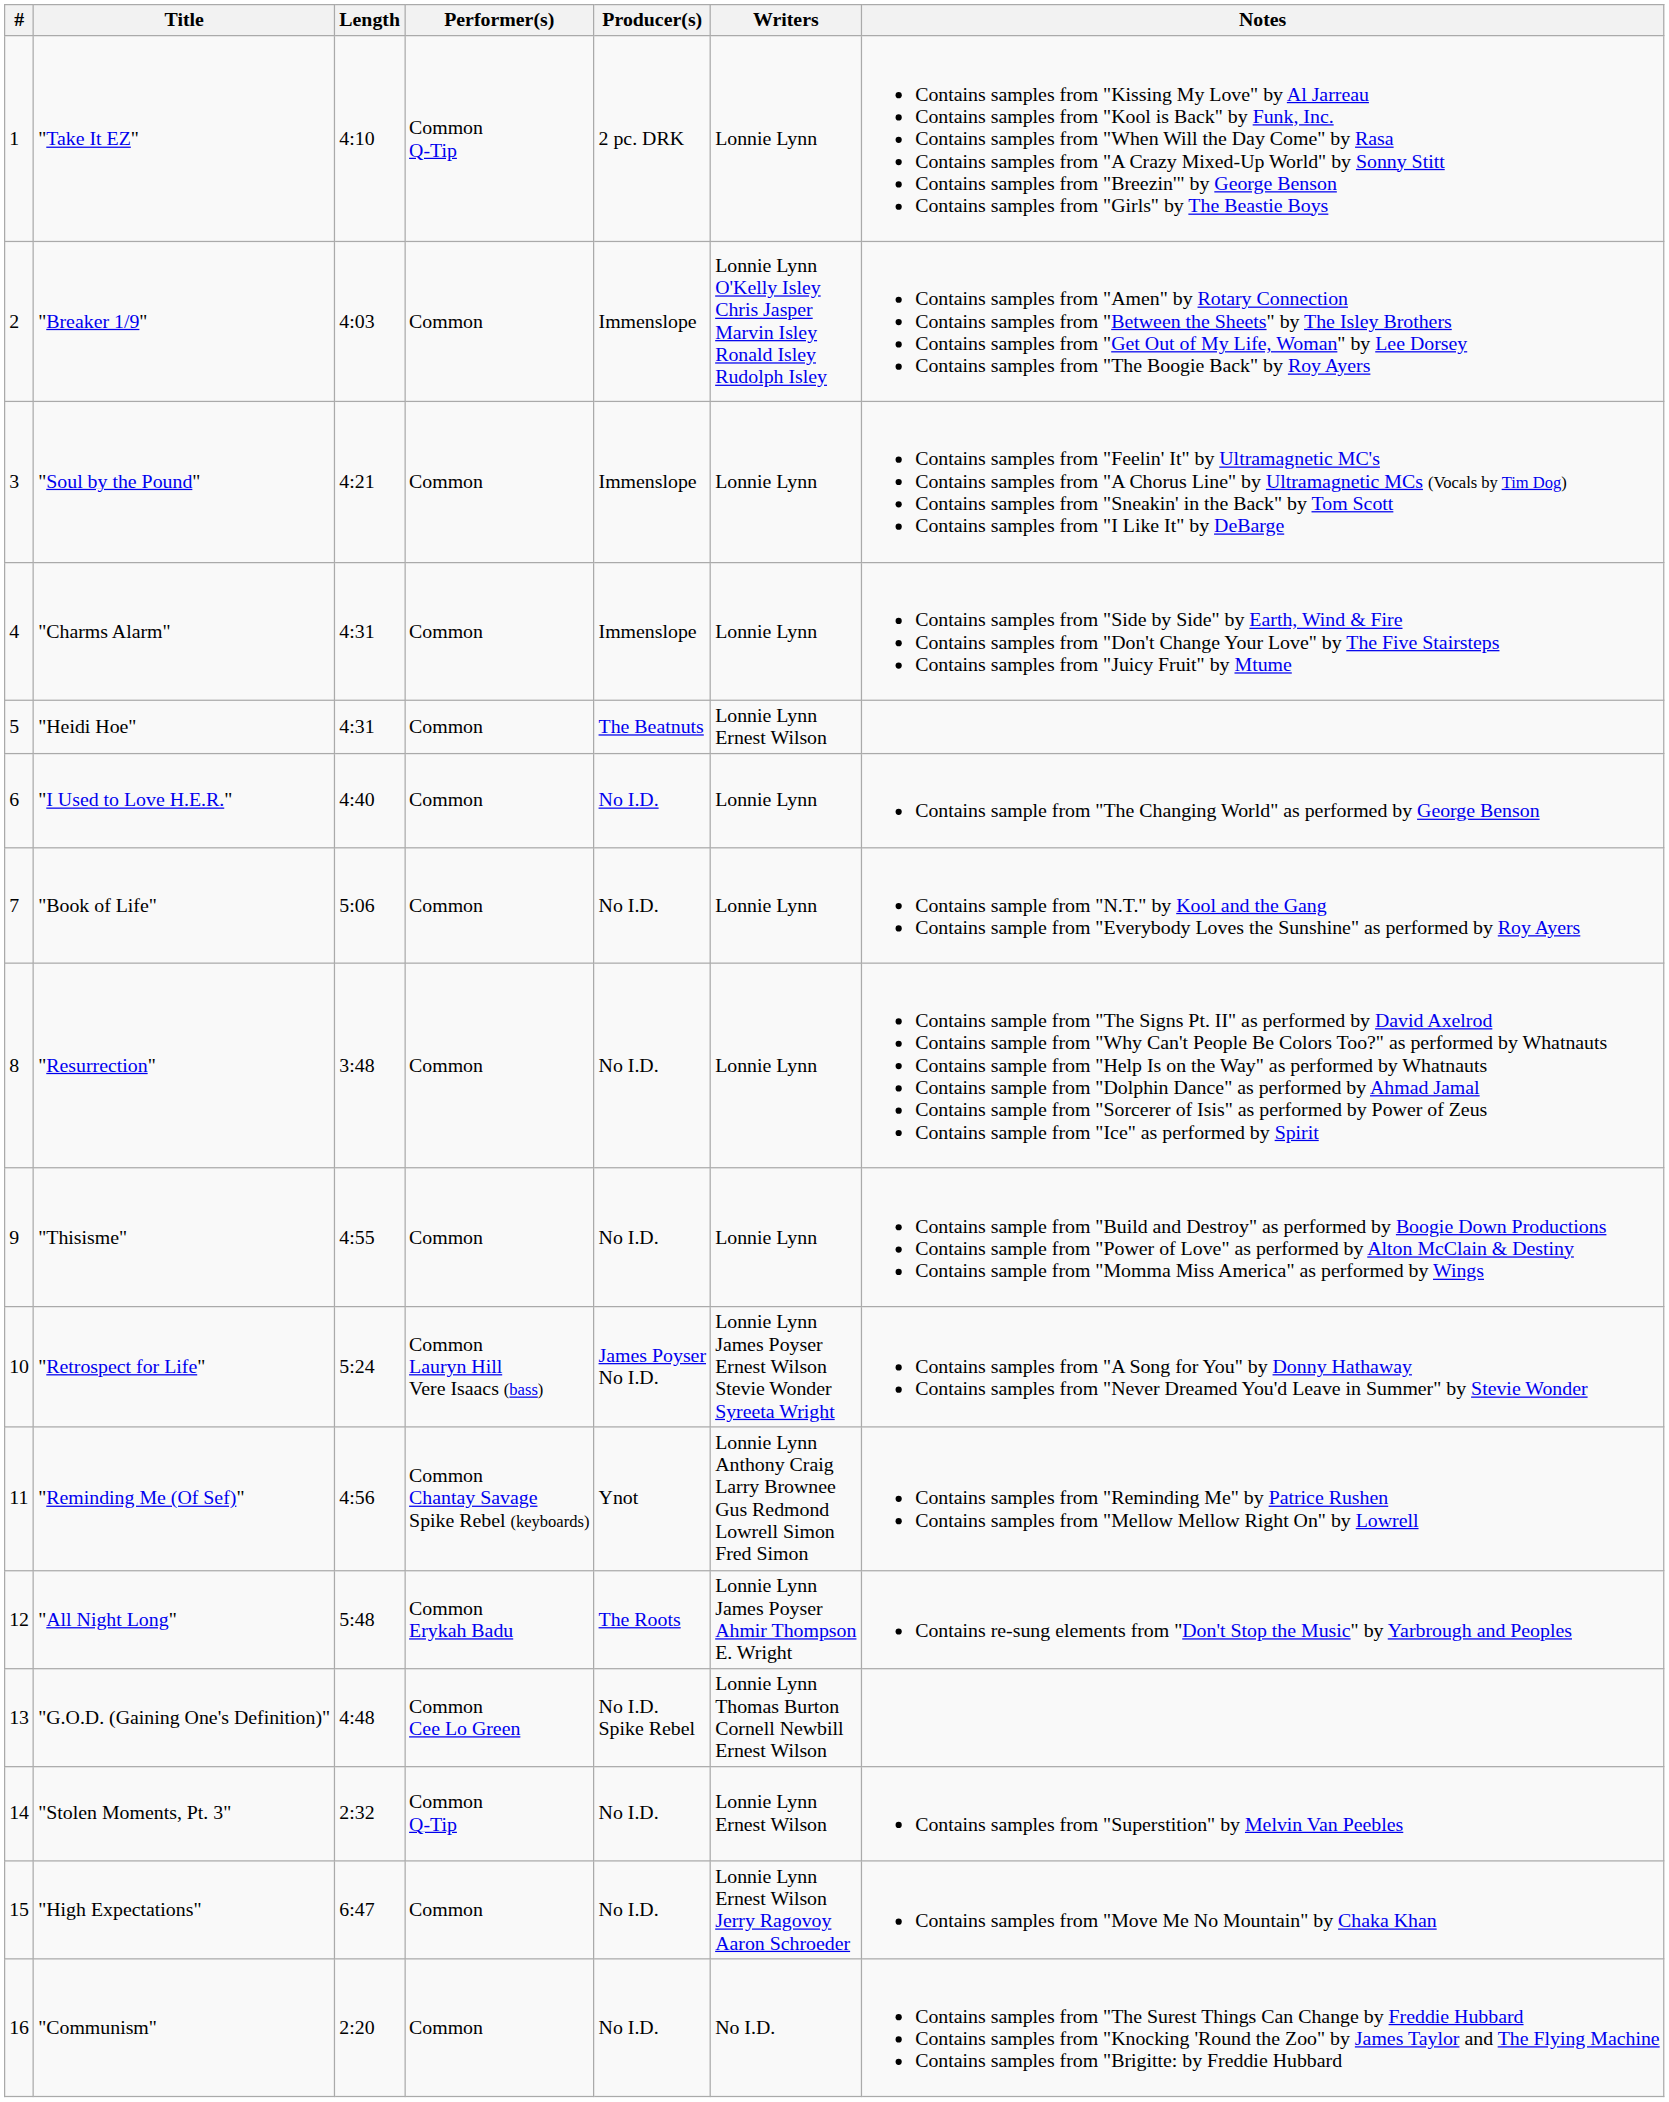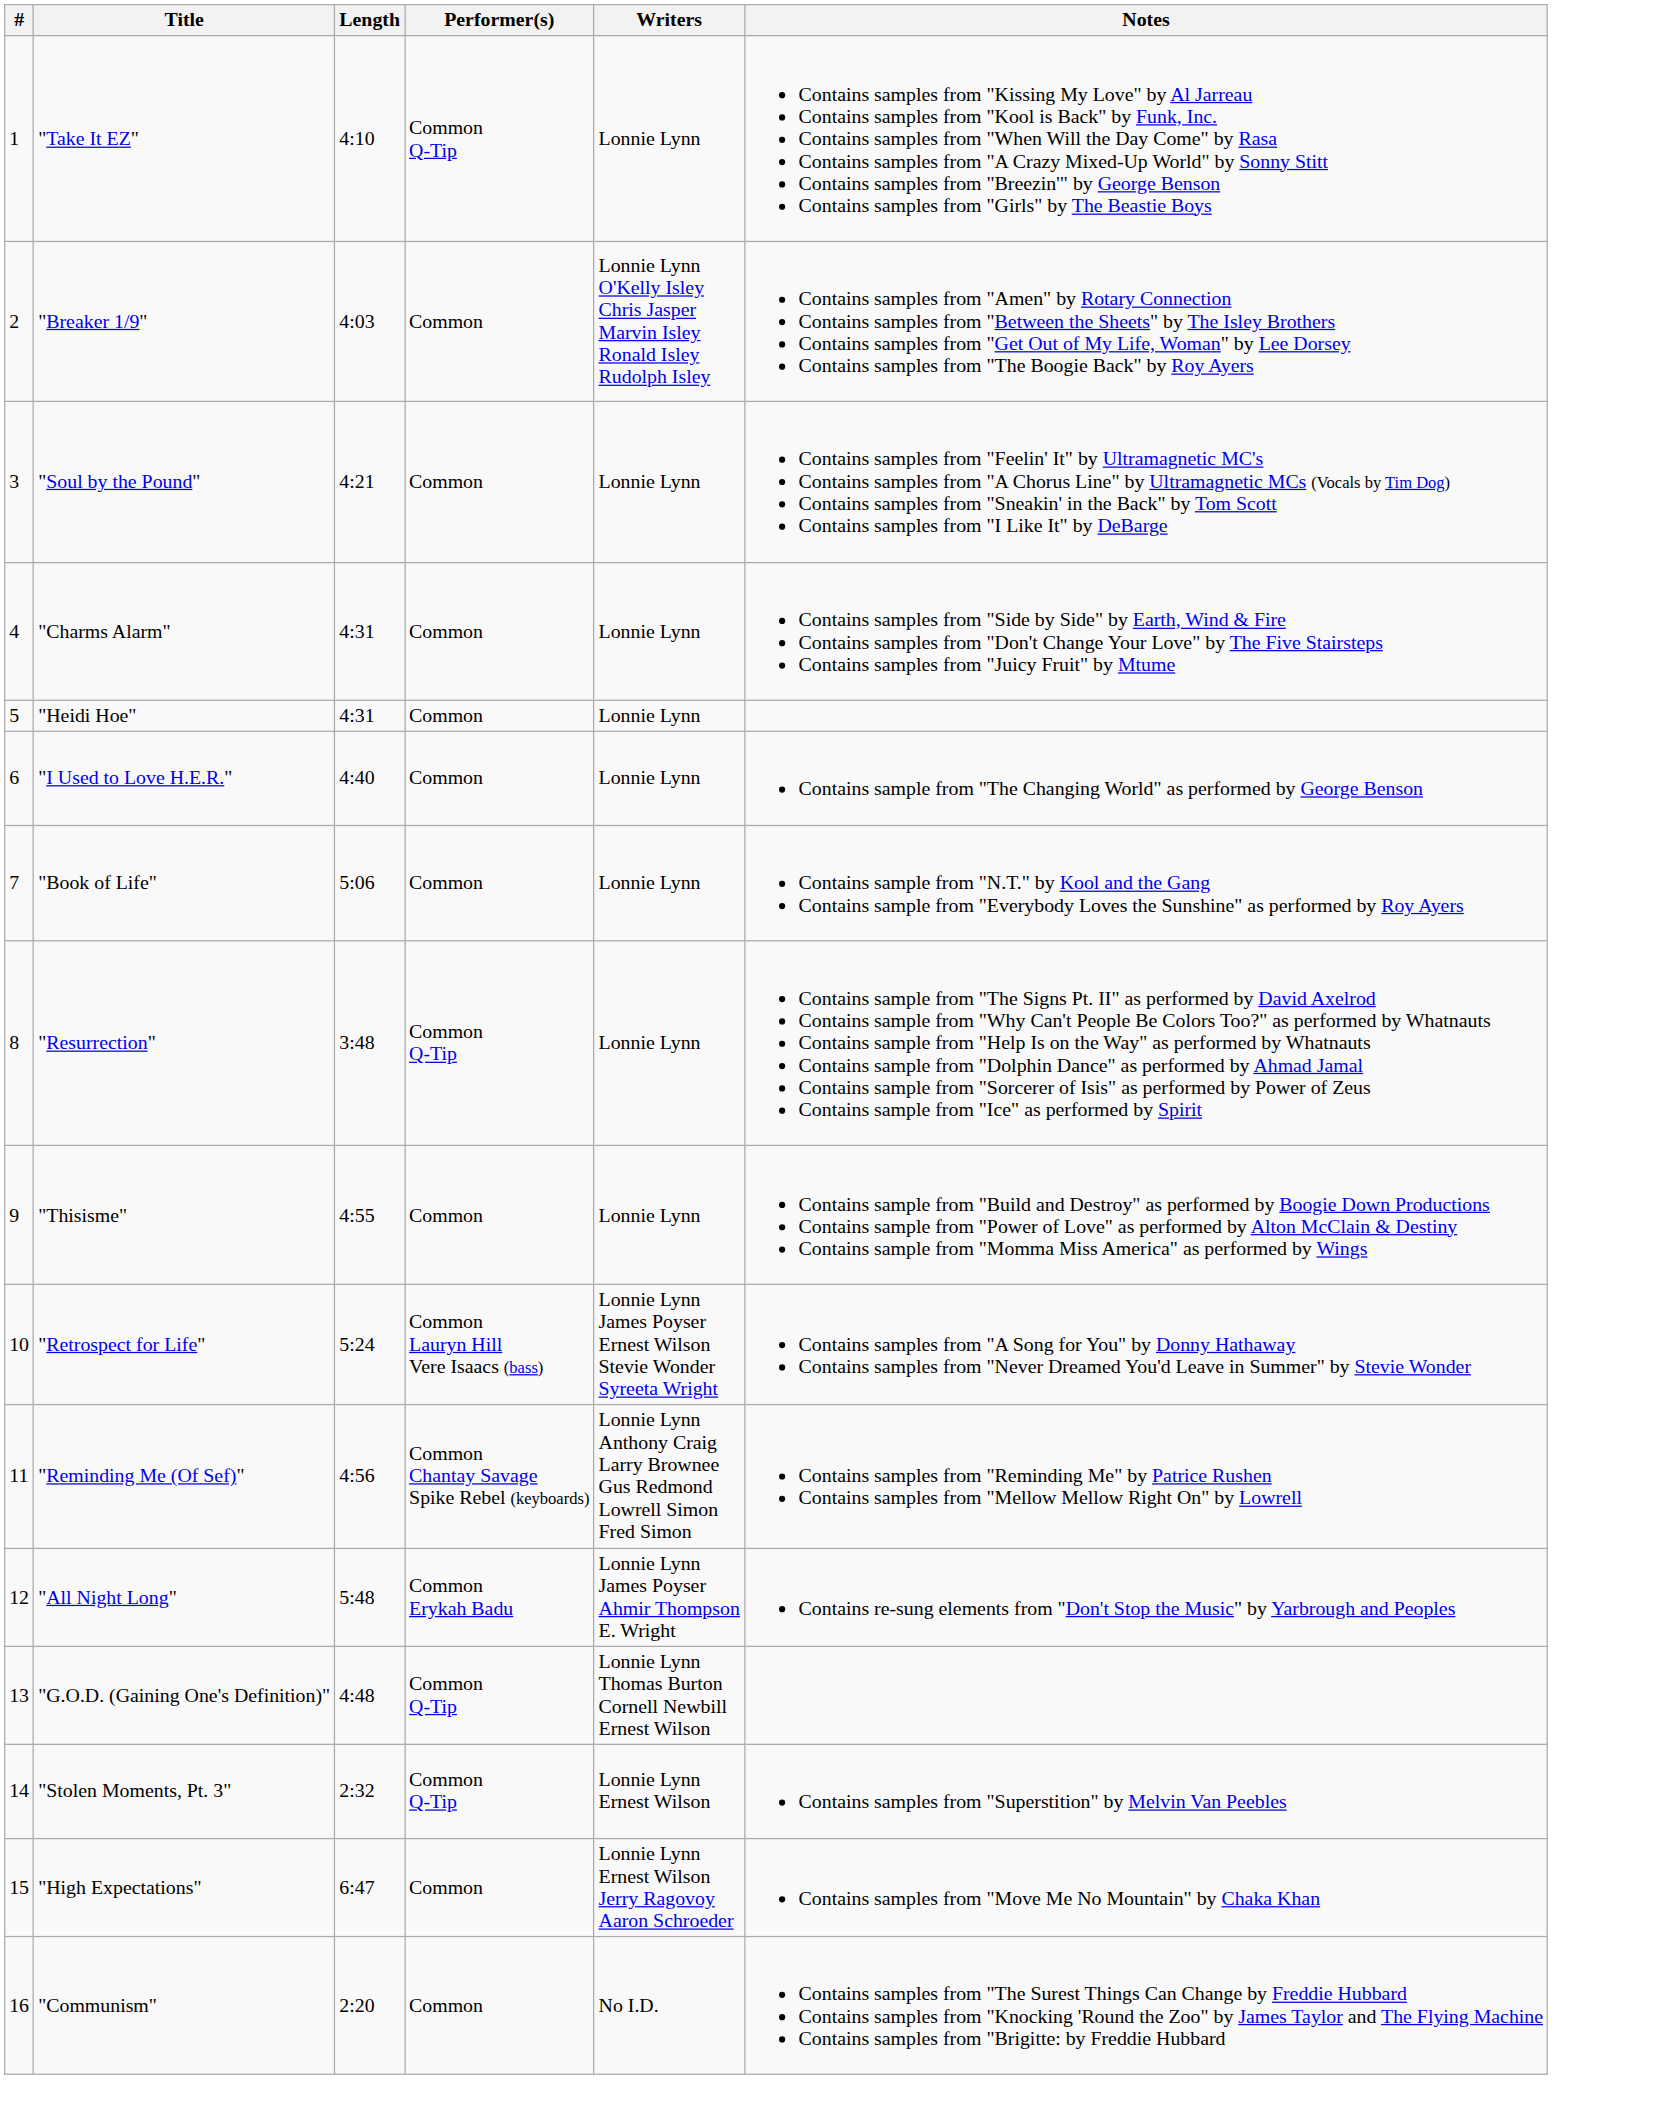- column: (652, 20)
(771, 726) Lonnie Lynn Ernest Wilson -> (650, 715) Lonnie Lynn
(446, 1065) Common -> (446, 1043) Common Q-Tip
(465, 1717) Common Cee Lo Green -> (446, 1695) Common Q-Tip
